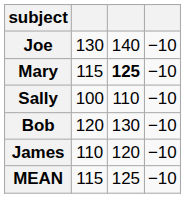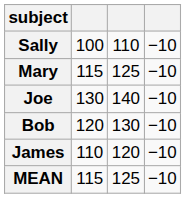rows swapped: (38, 44) <-> (38, 98)
(126, 71) bold -> (126, 71) normal
